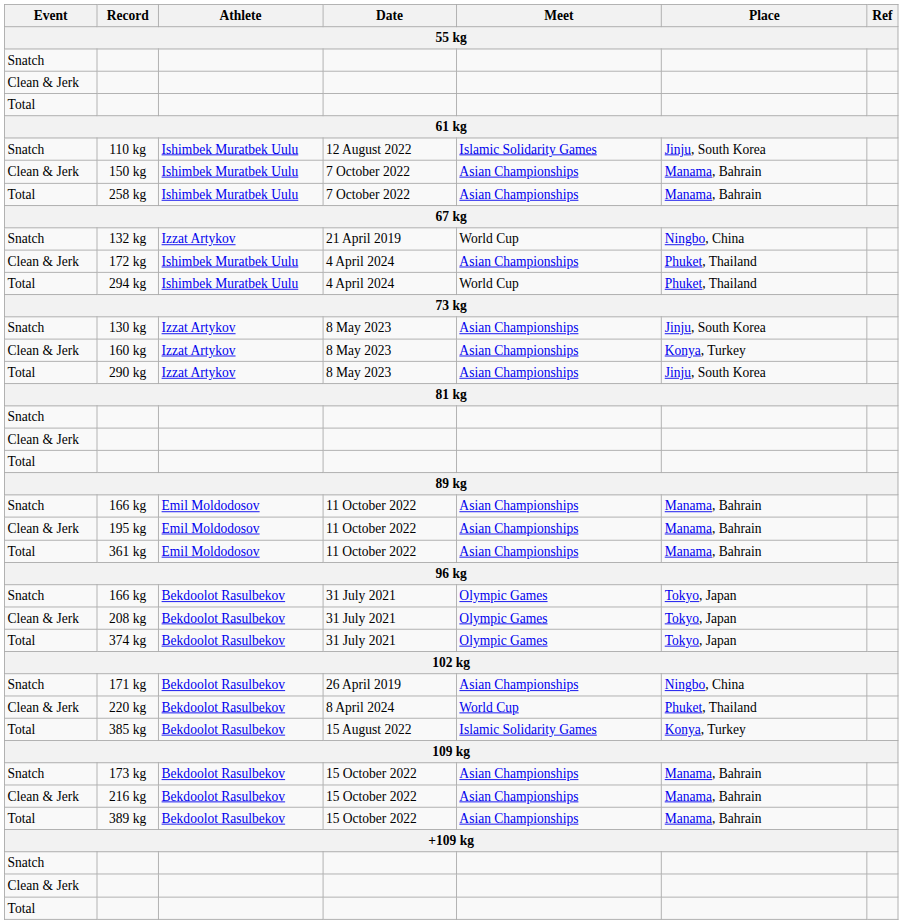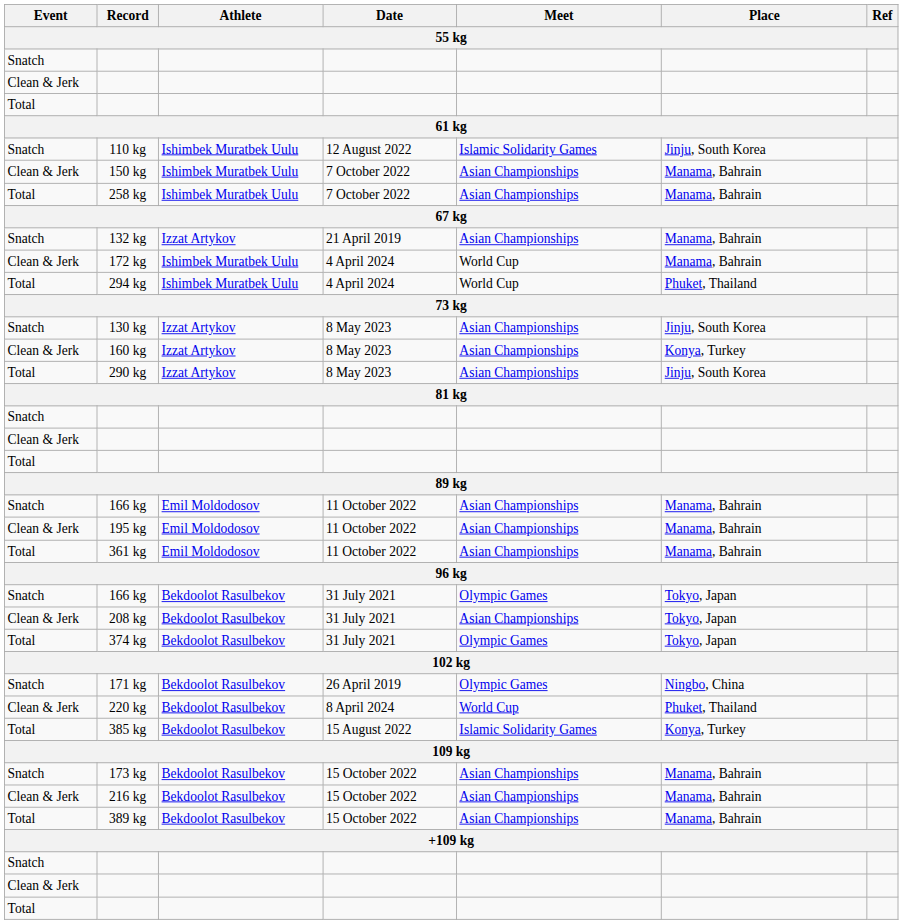(489, 238) World Cup -> (519, 238) Asian Championships
(705, 238) Ningbo, China -> (713, 238) Manama, Bahrain
(519, 261) Asian Championships -> (489, 261) World Cup
(711, 261) Phuket, Thailand -> (713, 261) Manama, Bahrain
(503, 618) Olympic Games -> (519, 618) Asian Championships
(519, 685) Asian Championships -> (503, 685) Olympic Games
